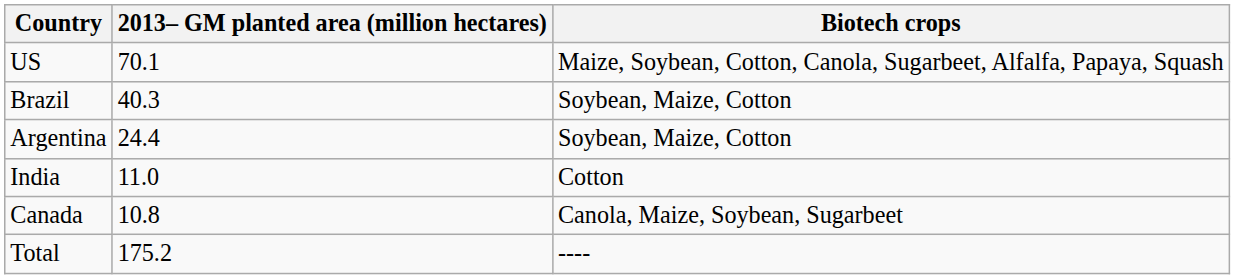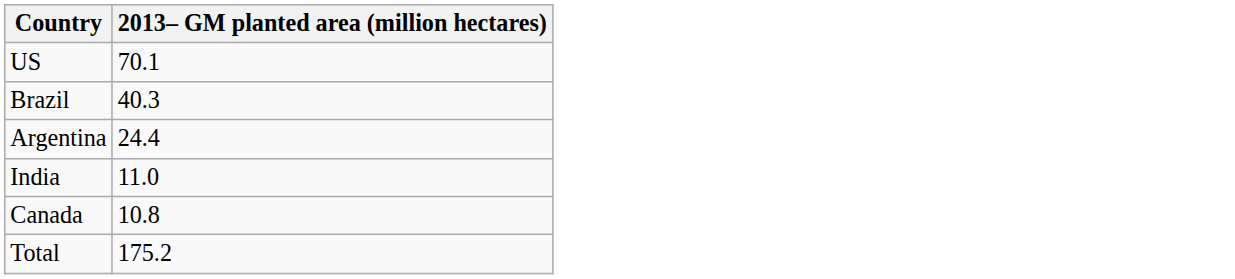- column: (891, 23)
